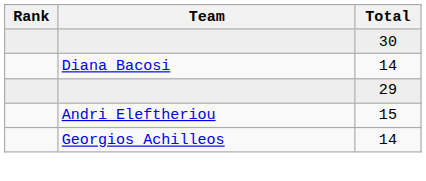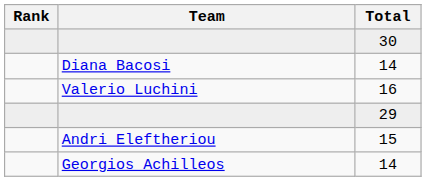+ row: (130, 91)
